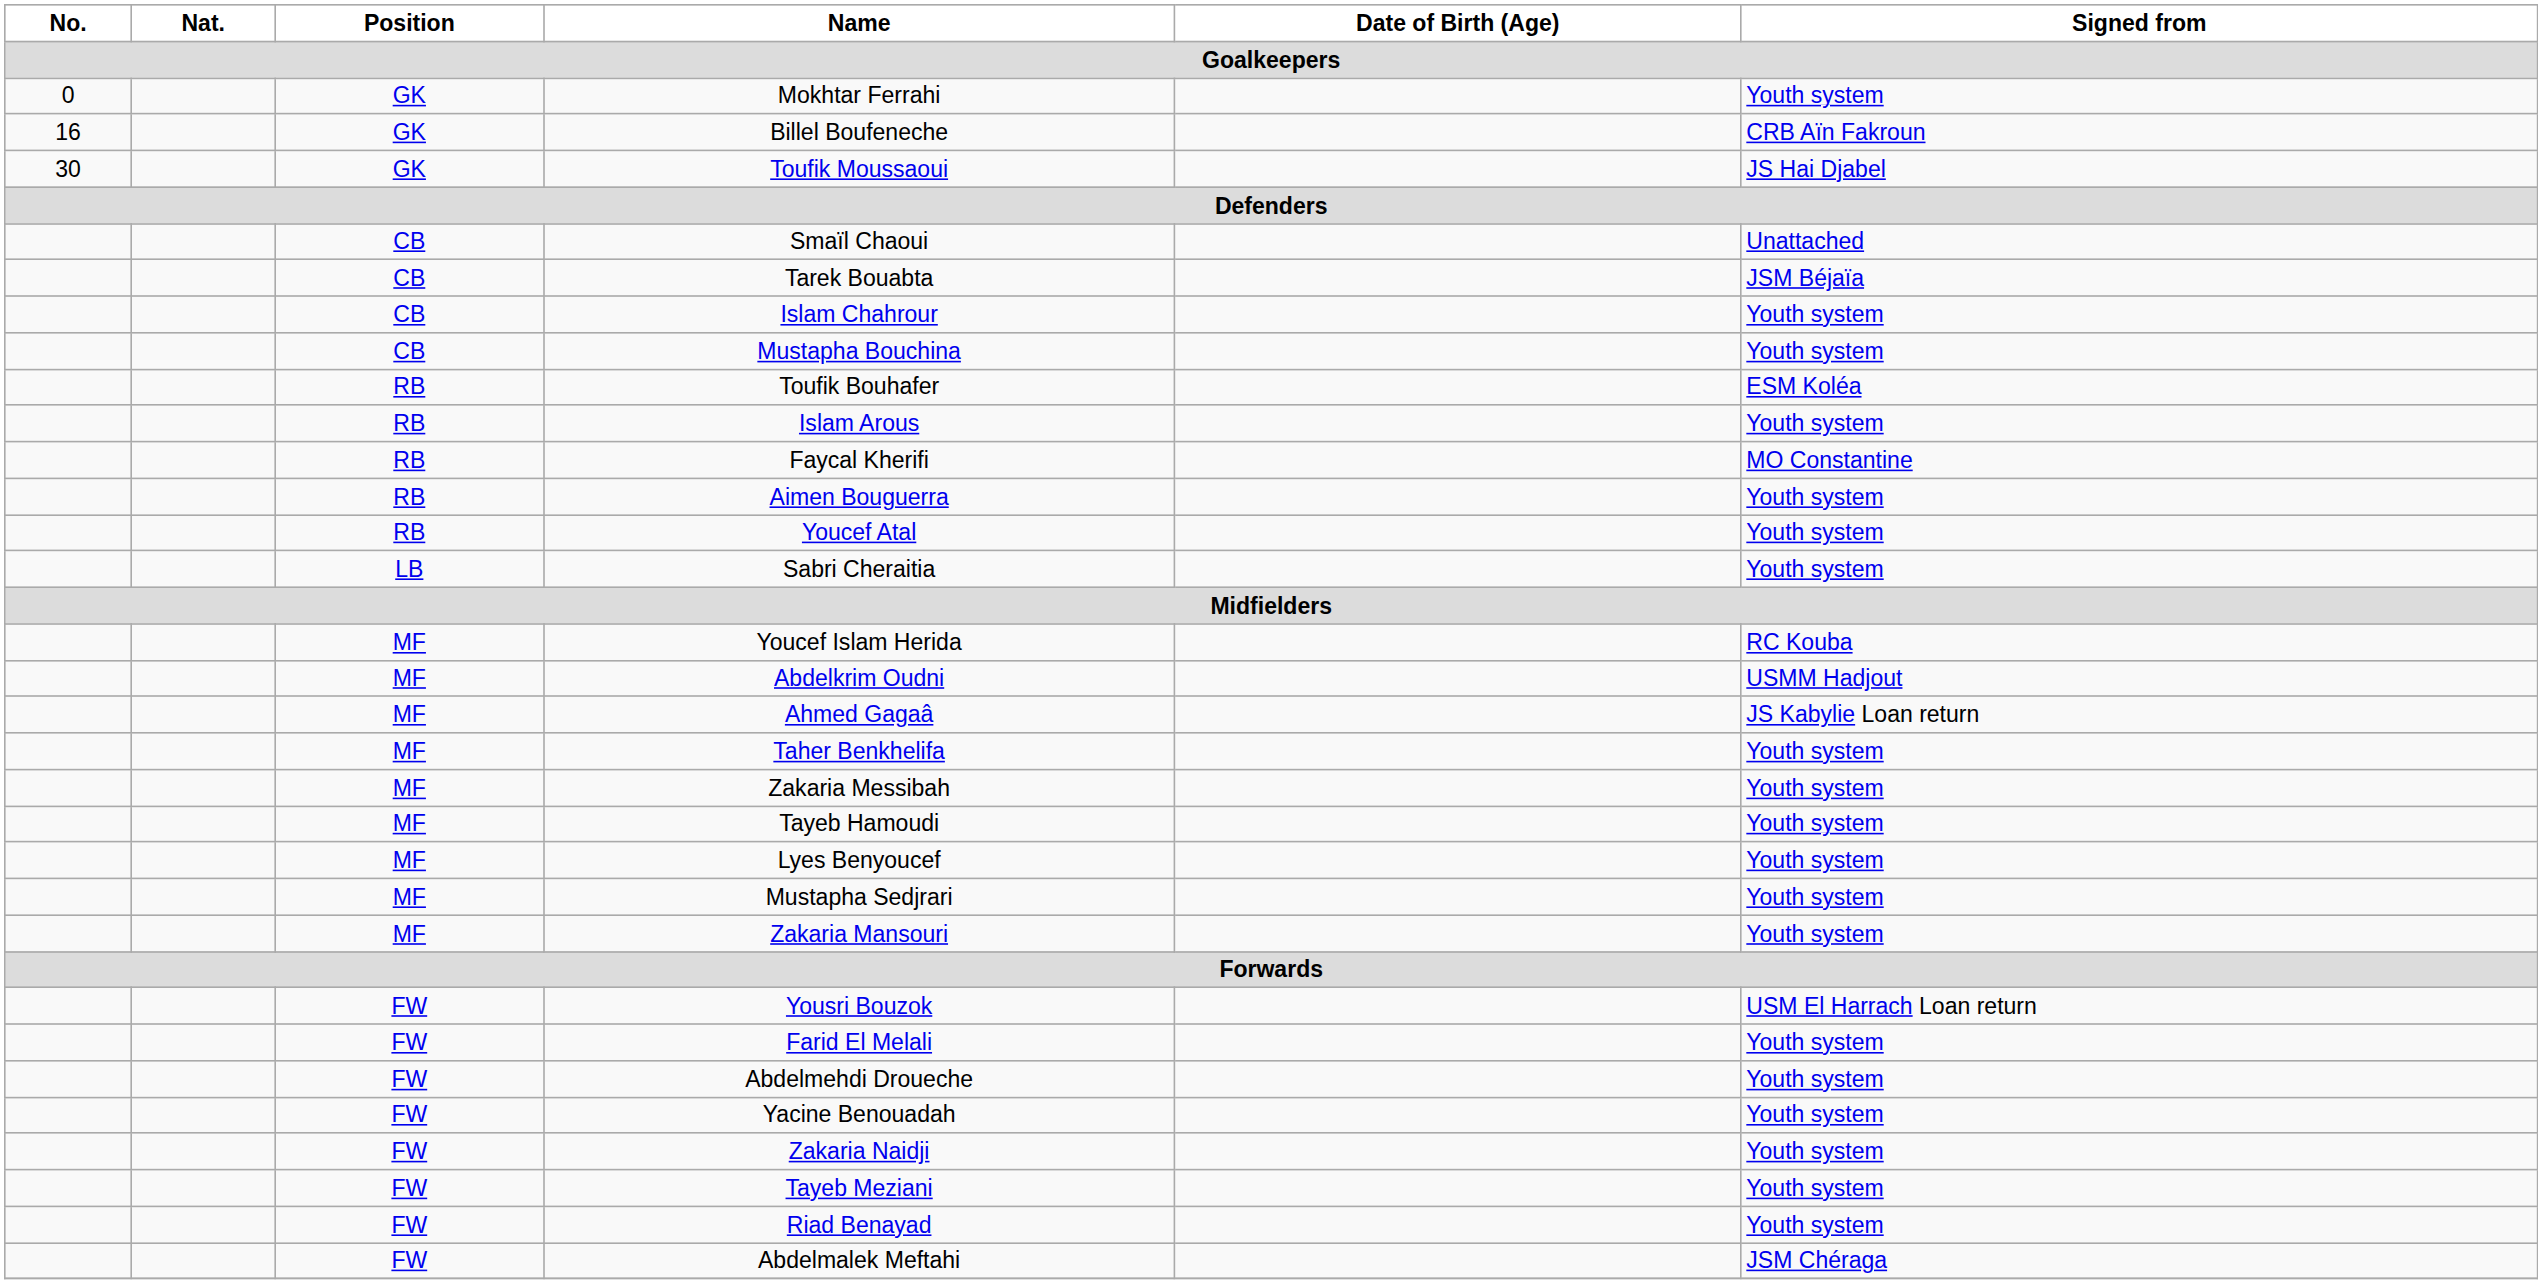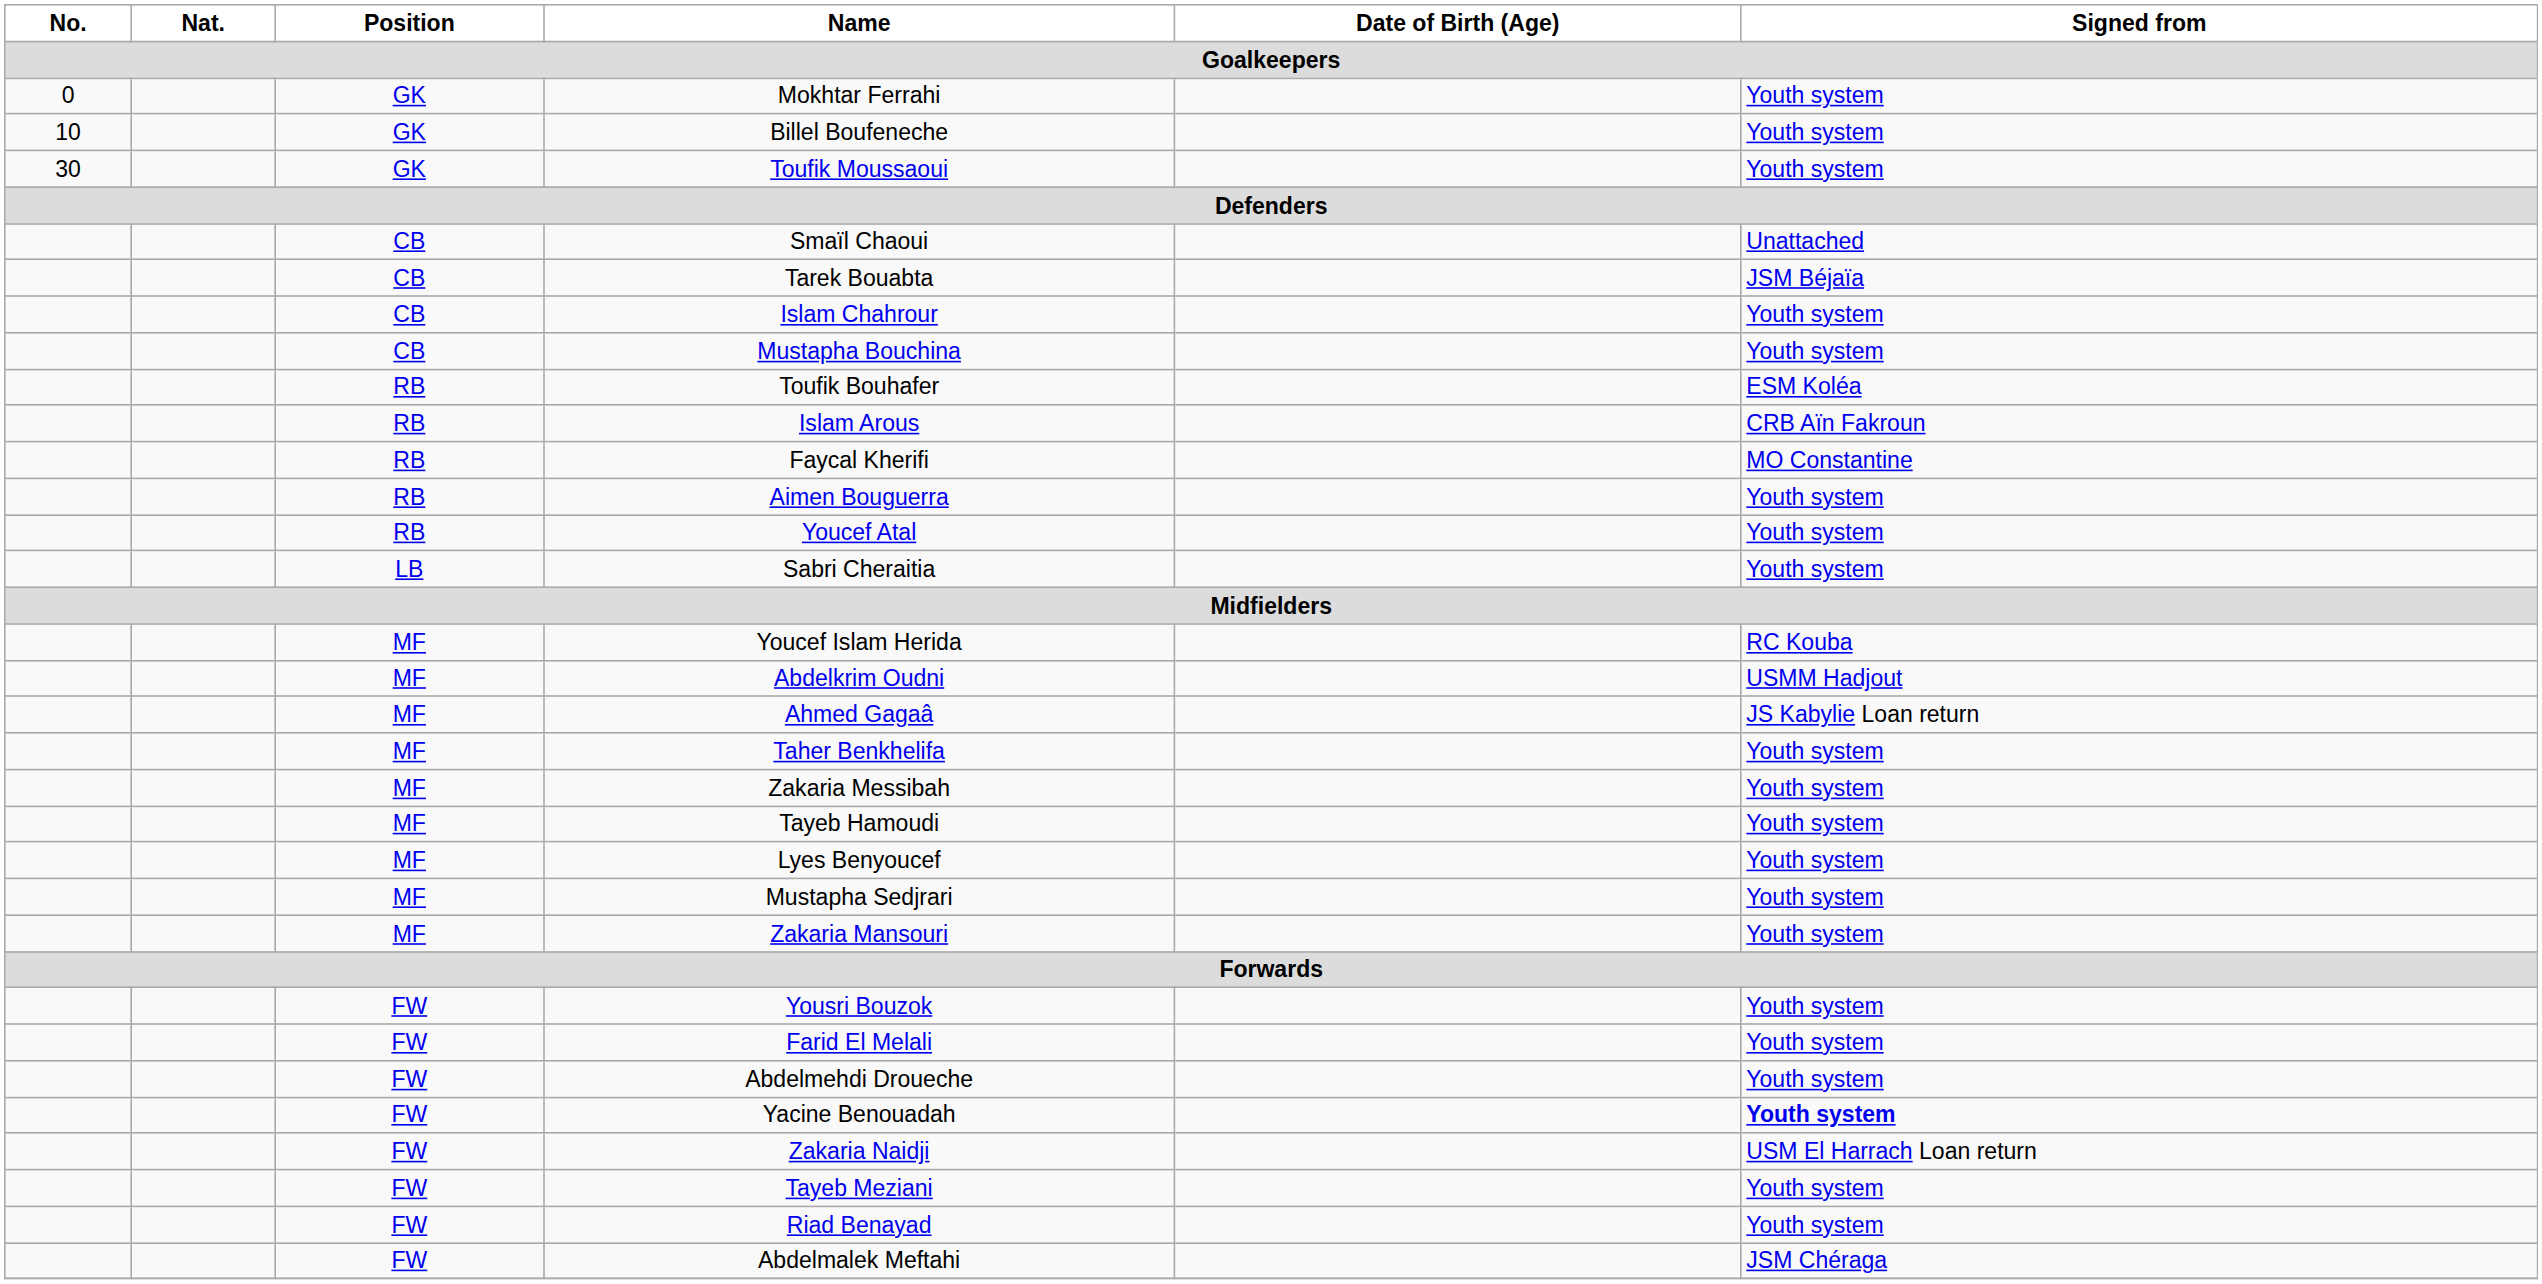(68, 133) 16 -> (68, 133) 10
(1836, 133) CRB Aïn Fakroun -> (1815, 133) Youth system
(1816, 169) JS Hai Djabel -> (1815, 169) Youth system
(1815, 424) Youth system -> (1836, 424) CRB Aïn Fakroun
(1892, 1006) USM El Harrach Loan return -> (1815, 1006) Youth system
(1815, 1115) normal -> (1821, 1115) bold
(1815, 1152) Youth system -> (1892, 1152) USM El Harrach Loan return
